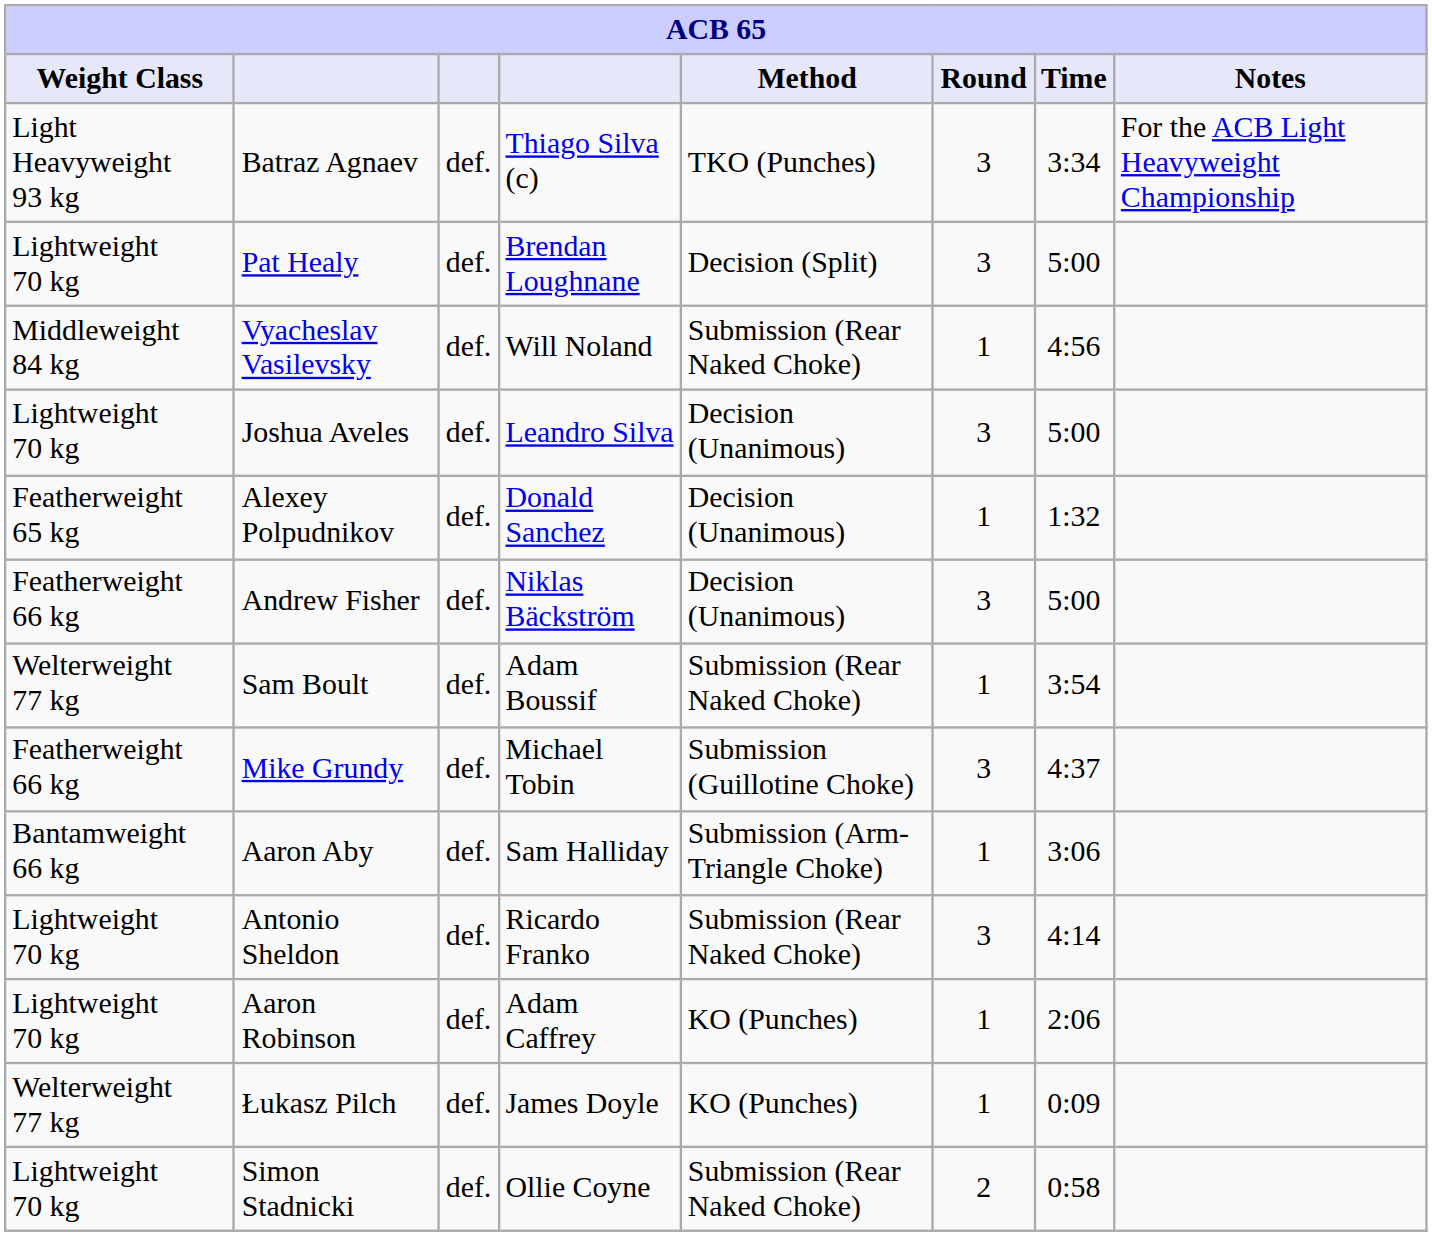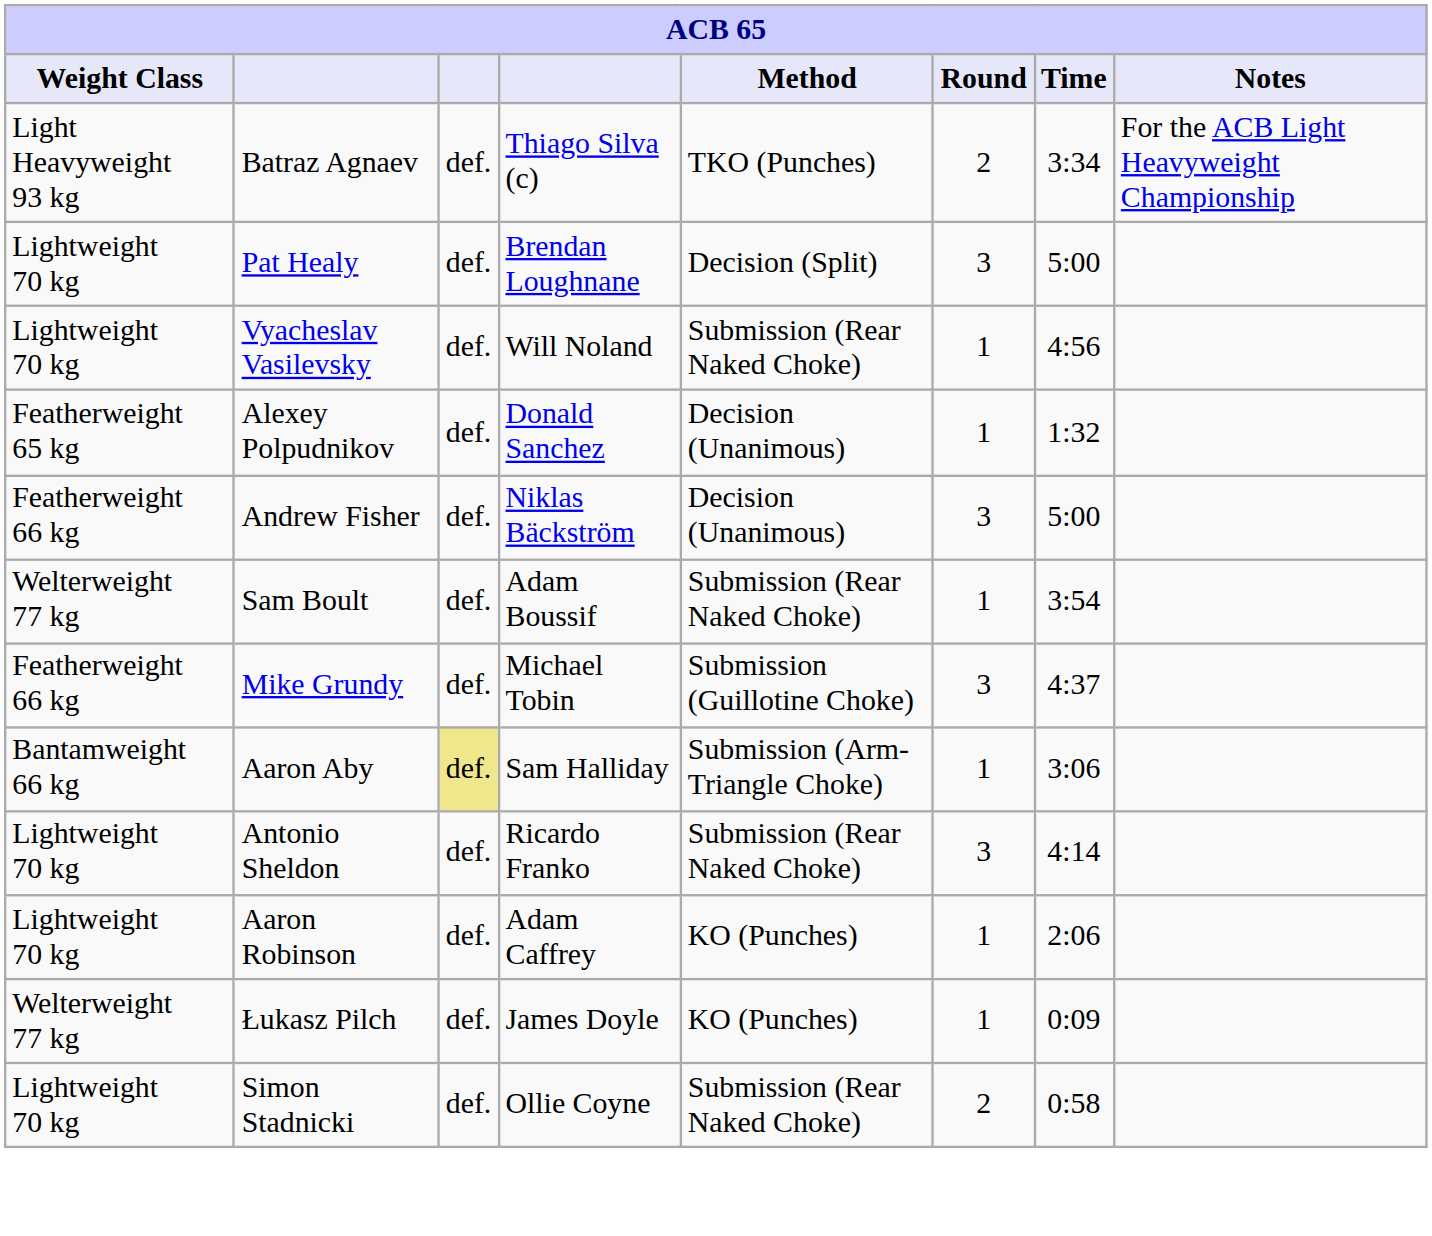(984, 162) 3 -> (984, 162) 2
(96, 347) Middleweight 84 kg -> (85, 347) Lightweight 70 kg
- row: (325, 431)
(469, 852) no background -> (469, 768) khaki background
